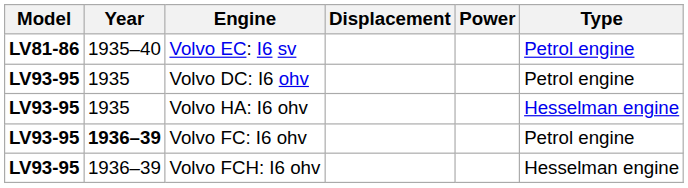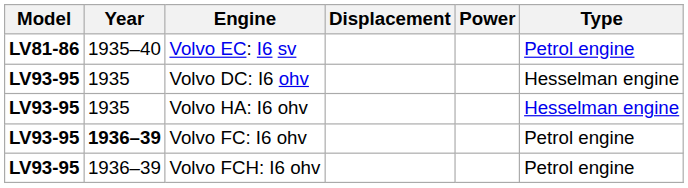(579, 78) Petrol engine -> (602, 78) Hesselman engine
(602, 167) Hesselman engine -> (579, 167) Petrol engine
